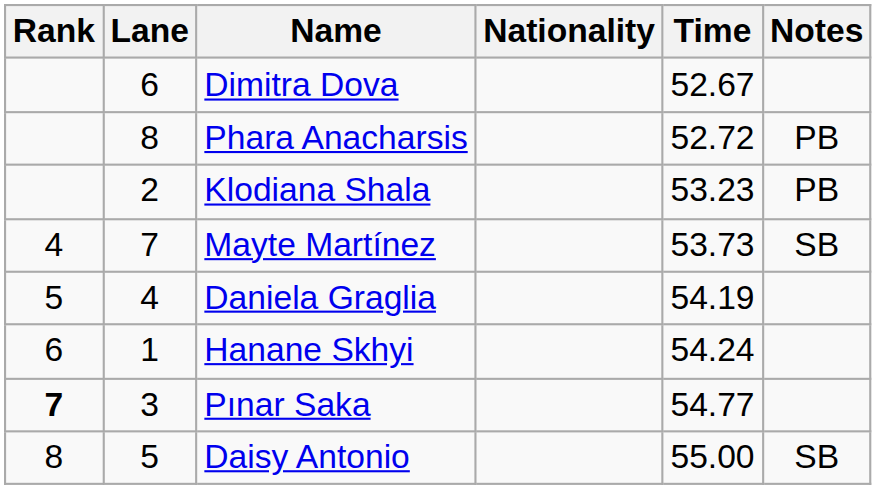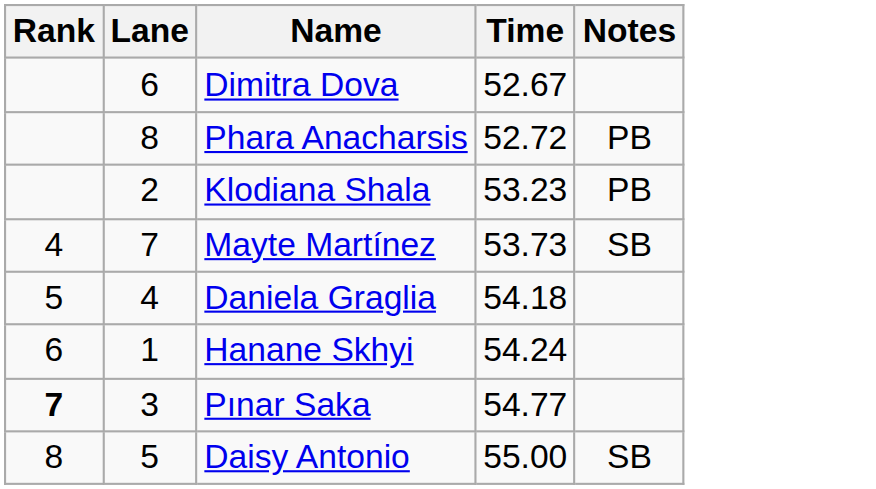- column: (569, 31)
(713, 297) 54.19 -> (525, 297) 54.18
